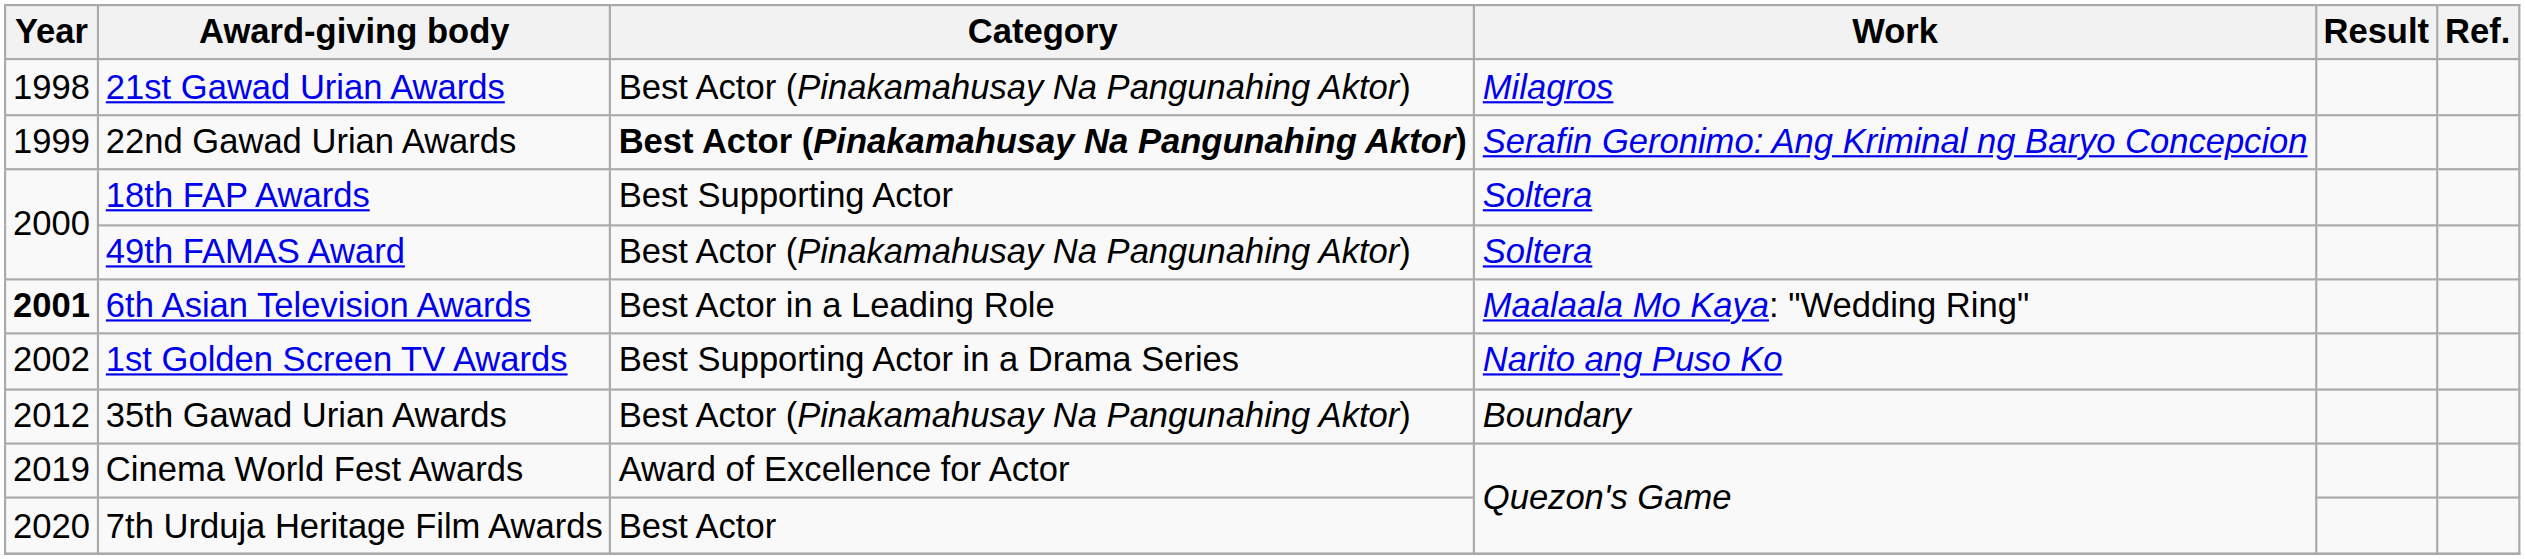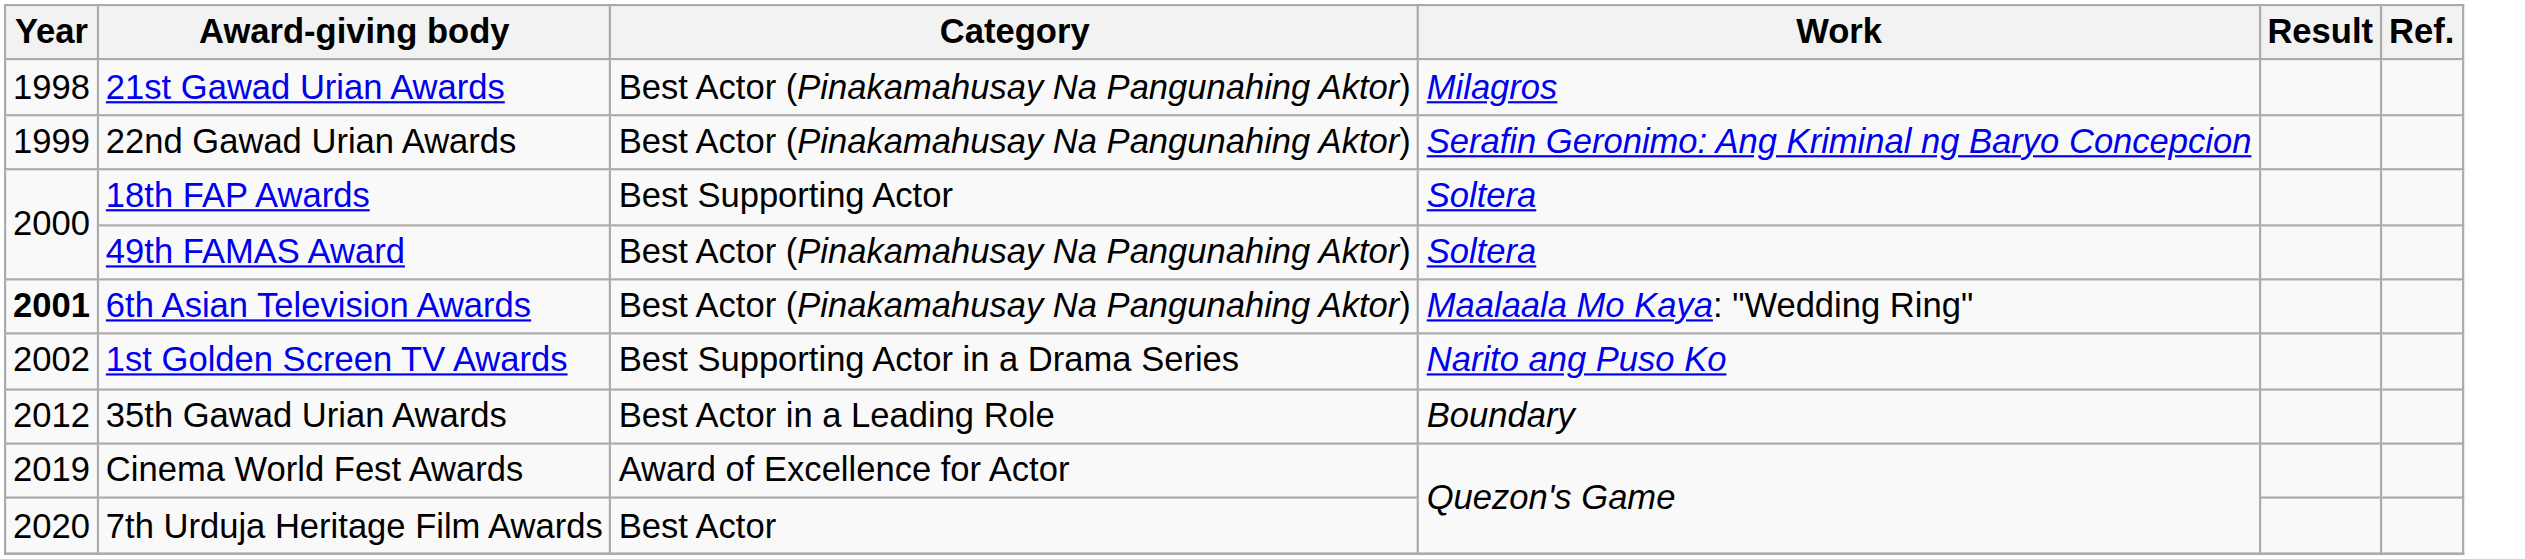(1043, 141) bold -> (1015, 141) normal
(837, 305) Best Actor in a Leading Role -> (1015, 305) Best Actor (Pinakamahusay Na Pangunahing Aktor)
(1015, 415) Best Actor (Pinakamahusay Na Pangunahing Aktor) -> (837, 415) Best Actor in a Leading Role
